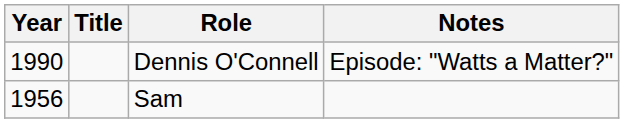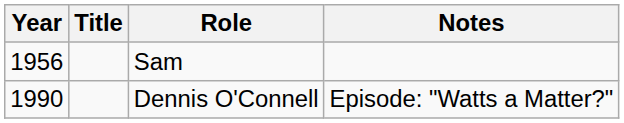rows swapped: (158, 99) <-> (226, 61)
